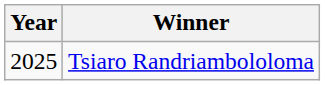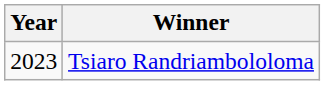(34, 60) 2025 -> (34, 60) 2023
